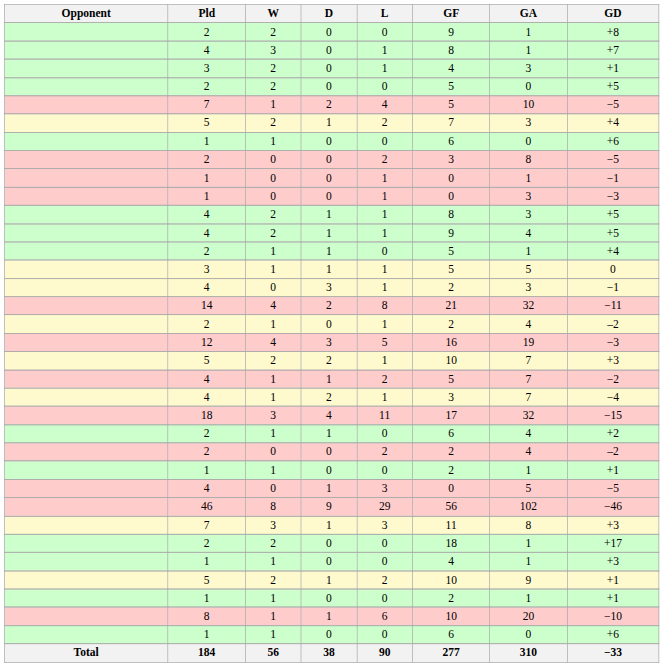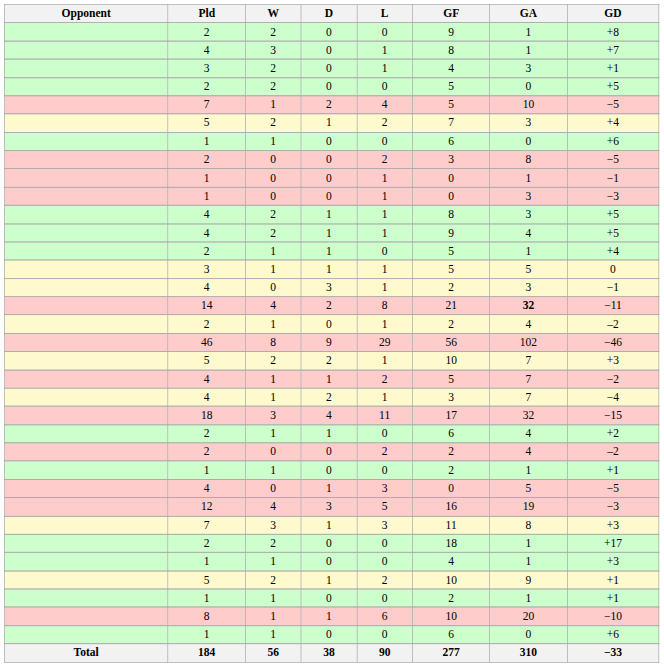(528, 305) normal -> (528, 305) bold
rows swapped: (207, 342) <-> (207, 506)
